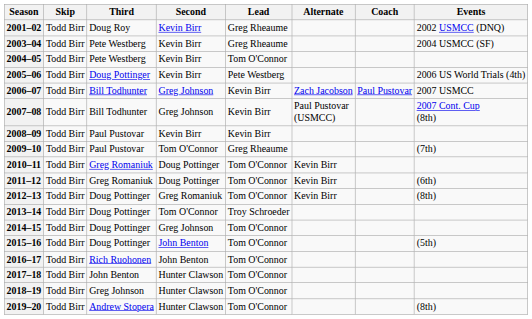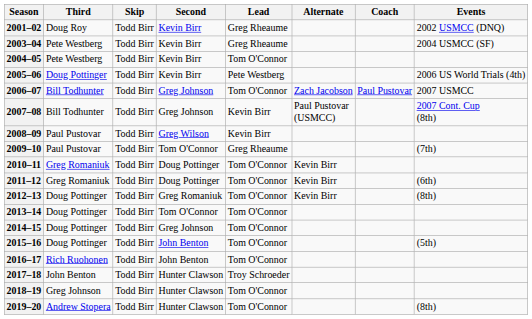columns swapped: (65, 12) <-> (122, 12)
(249, 91) Kevin Birr -> (257, 91) Tom O'Connor
(180, 133) Kevin Birr -> (184, 133) Greg Wilson
(259, 212) Troy Schroeder -> (257, 212) Tom O'Connor
(257, 275) Tom O'Connor -> (259, 275) Troy Schroeder
